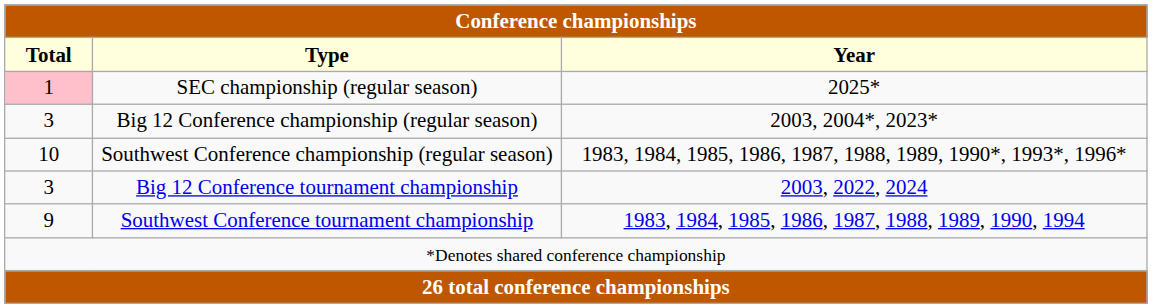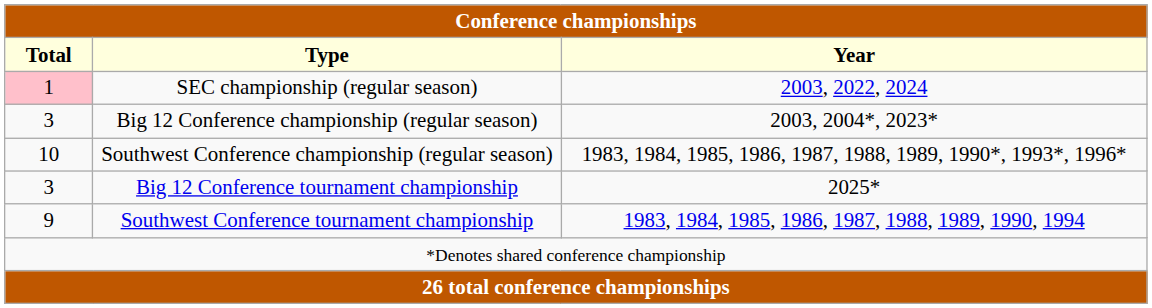(854, 87) 2025* -> (854, 87) 2003, 2022, 2024
(854, 187) 2003, 2022, 2024 -> (854, 187) 2025*
